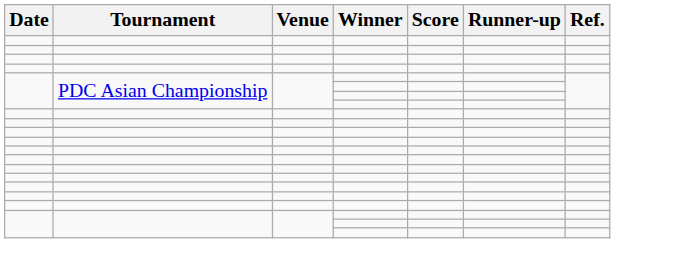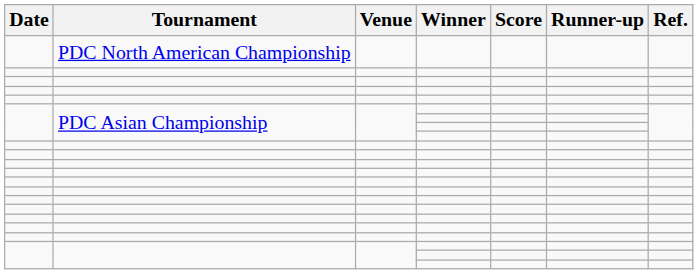+ row: (29, 52)
